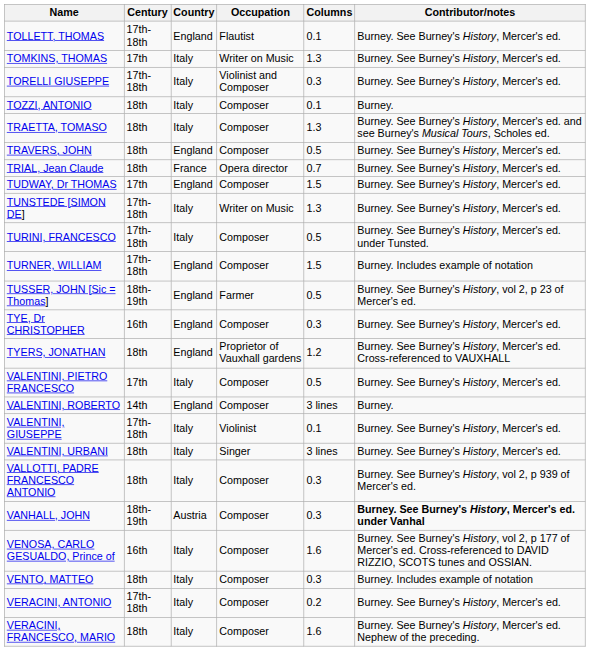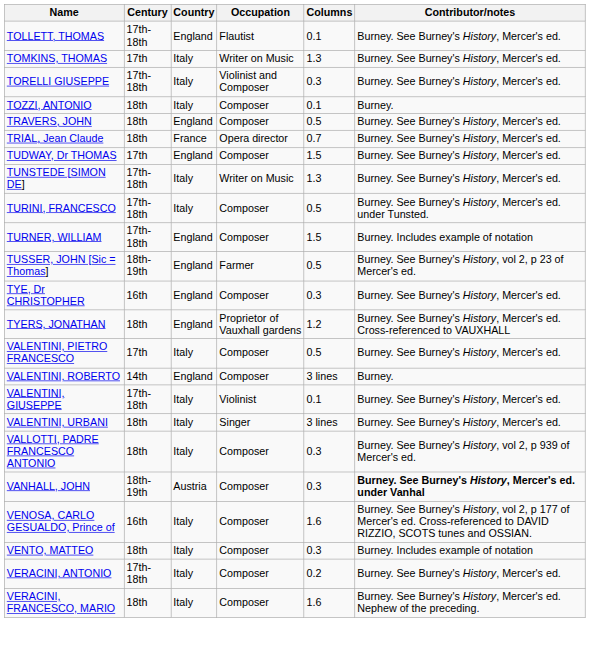- row: (57, 128)
